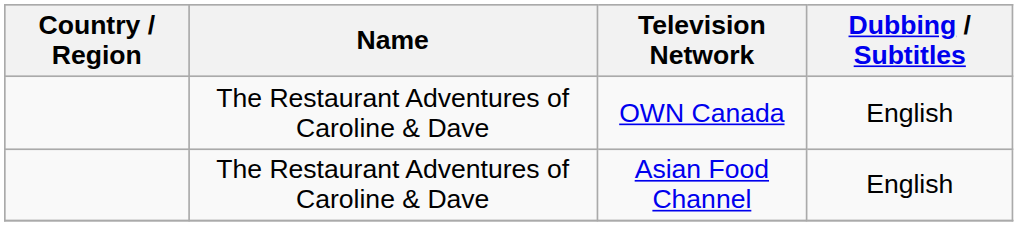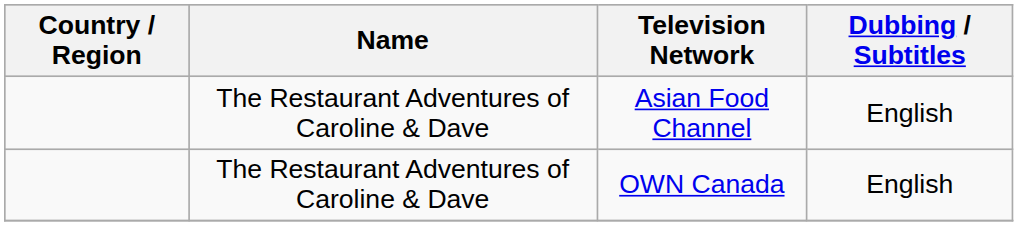rows swapped: (702, 112) <-> (702, 184)
